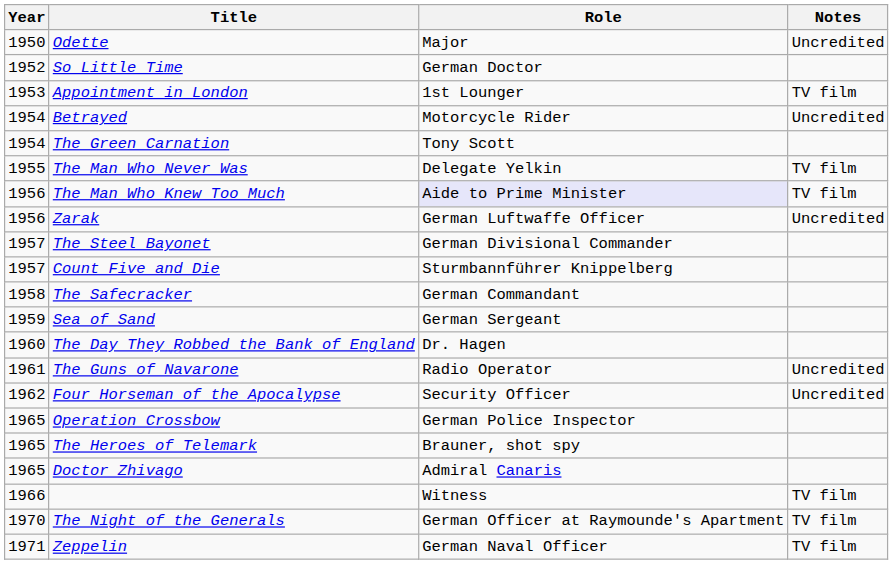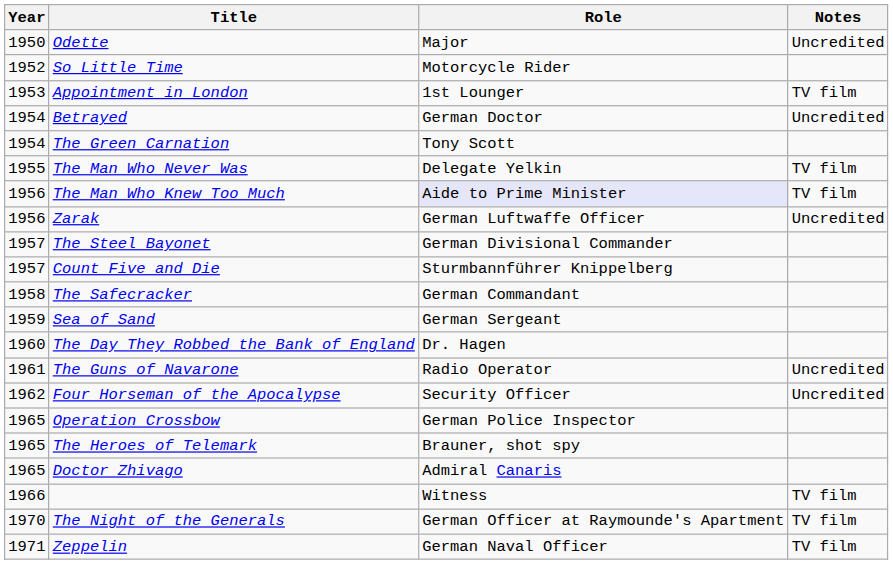(483, 68) German Doctor -> (496, 68) Motorcycle Rider
(496, 118) Motorcycle Rider -> (483, 118) German Doctor
